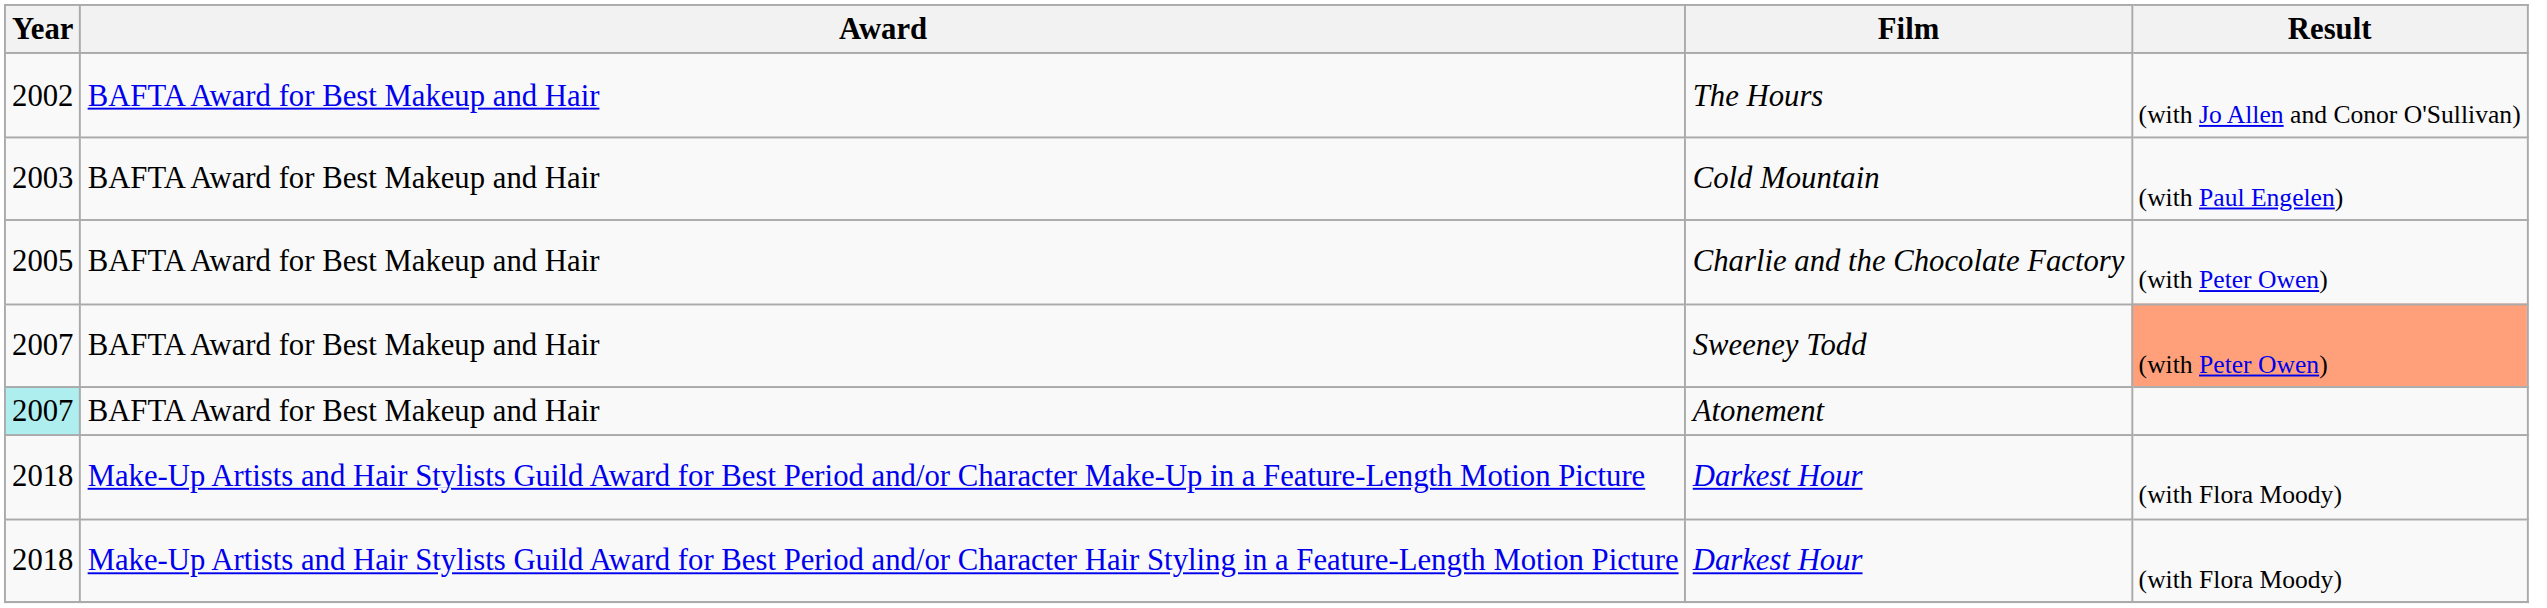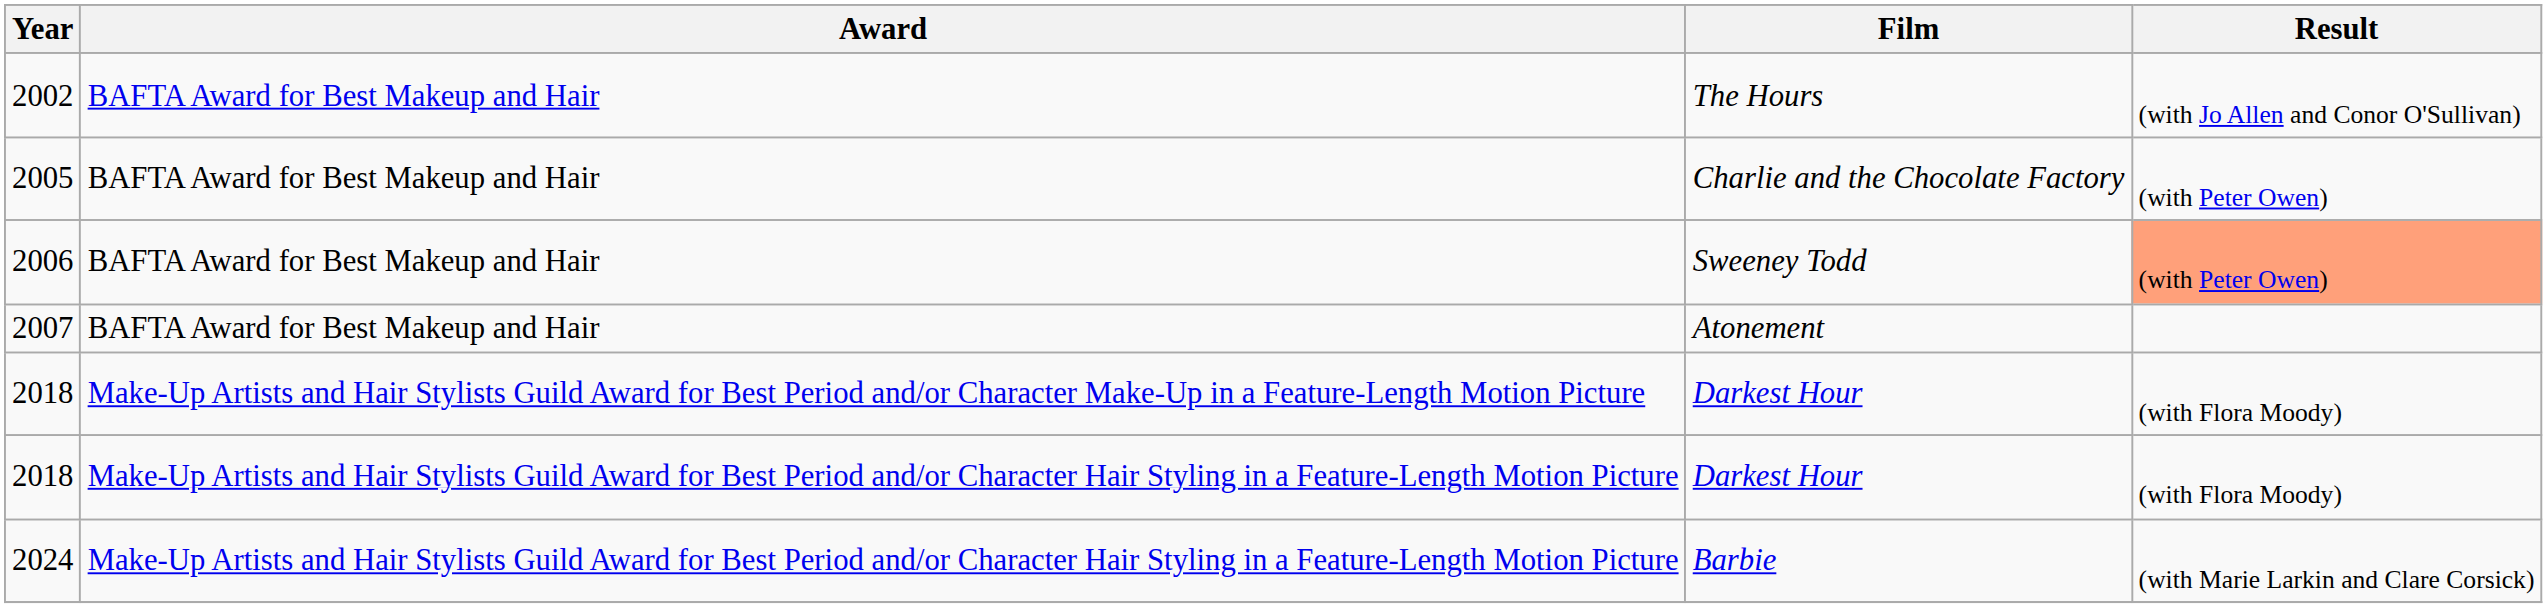- row: (344, 178)
(43, 344) 2007 -> (43, 261) 2006
(43, 410) paleturquoise background -> (43, 327) no background
+ row: (883, 559)
